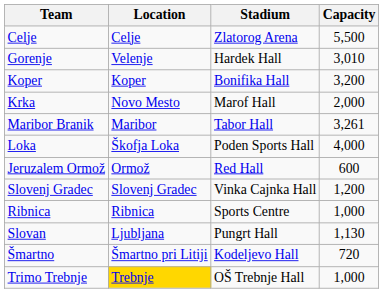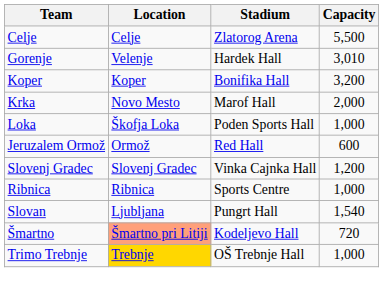- row: (51, 124)
(349, 146) 4,000 -> (349, 124) 1,000
(349, 233) 1,130 -> (349, 211) 1,540
(160, 255) no background -> (160, 233) lightsalmon background
